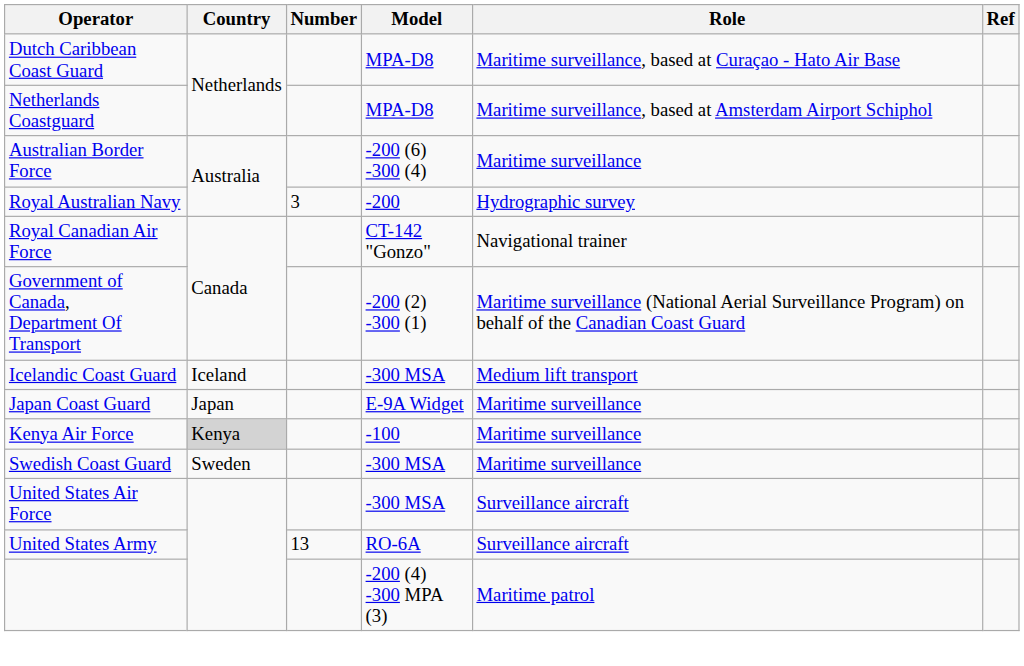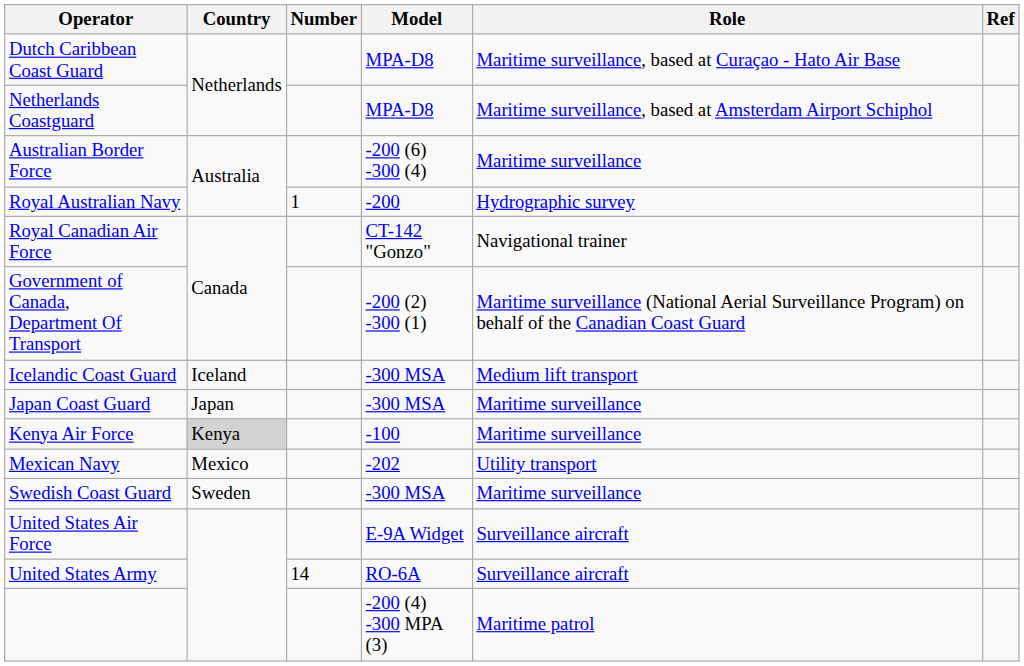(295, 201) 3 -> (295, 201) 1
(415, 404) E-9A Widget -> (405, 404) -300 MSA
+ row: (64, 463)
(405, 503) -300 MSA -> (415, 533) E-9A Widget
(300, 544) 13 -> (300, 573) 14
